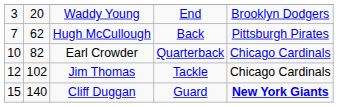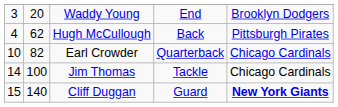(14, 33) 7 -> (14, 33) 4
(14, 72) 12 -> (14, 72) 14
(37, 72) 102 -> (37, 72) 100
